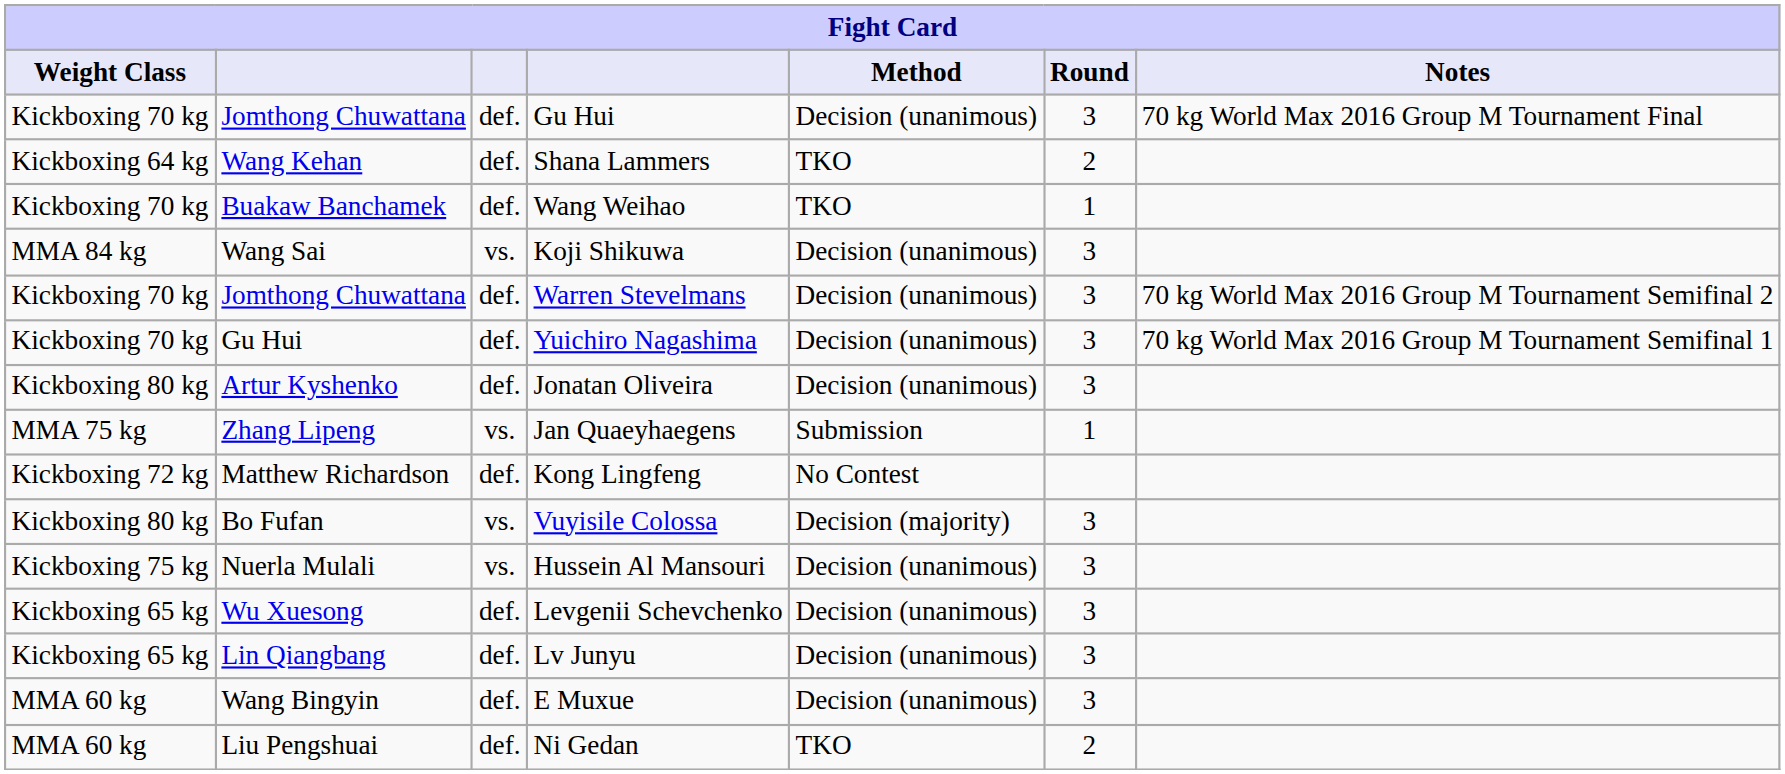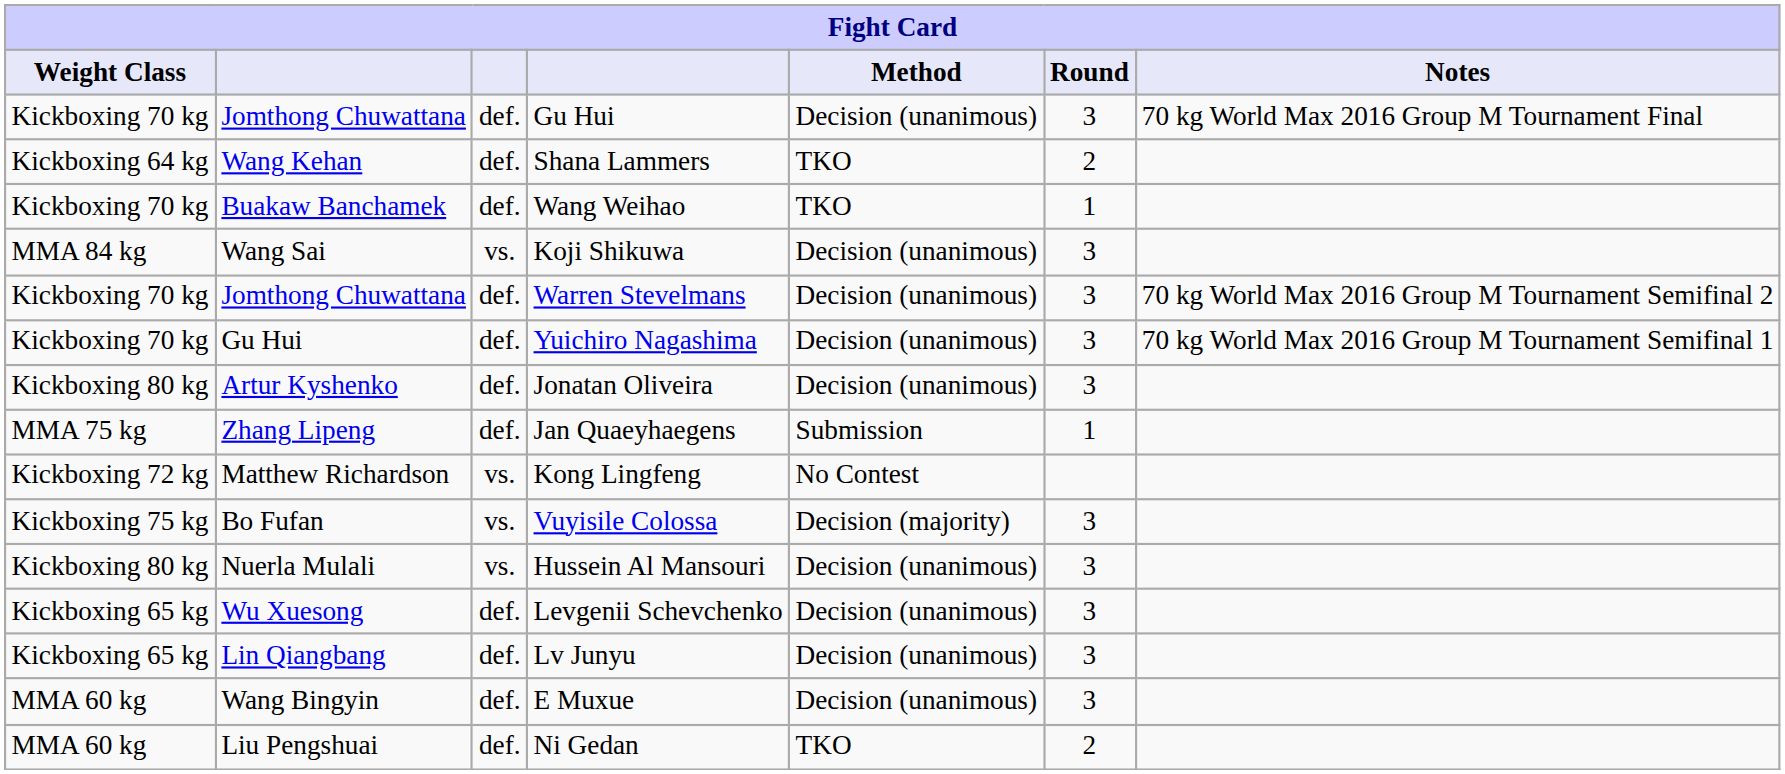(500, 431) vs. -> (500, 431) def.
(500, 476) def. -> (500, 476) vs.
(110, 520) Kickboxing 80 kg -> (110, 520) Kickboxing 75 kg
(110, 565) Kickboxing 75 kg -> (110, 565) Kickboxing 80 kg
